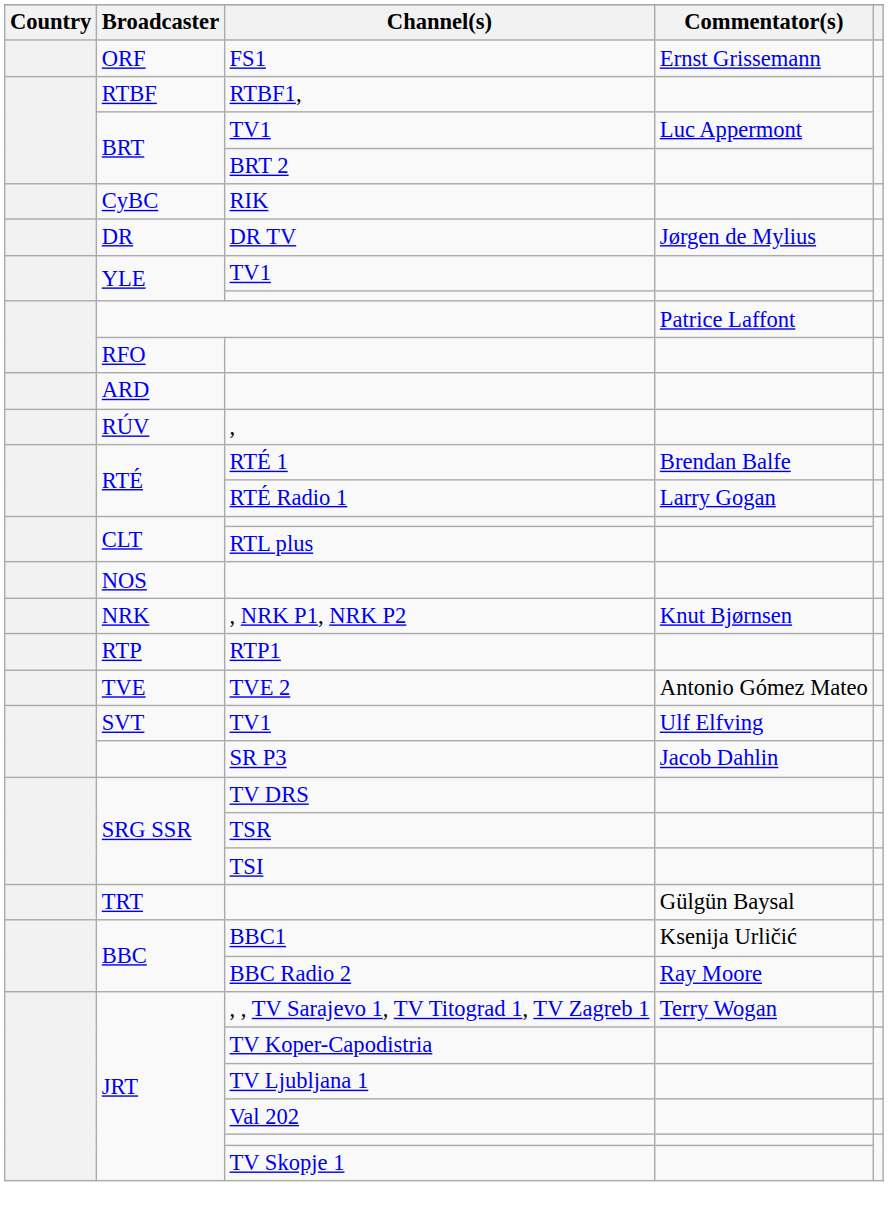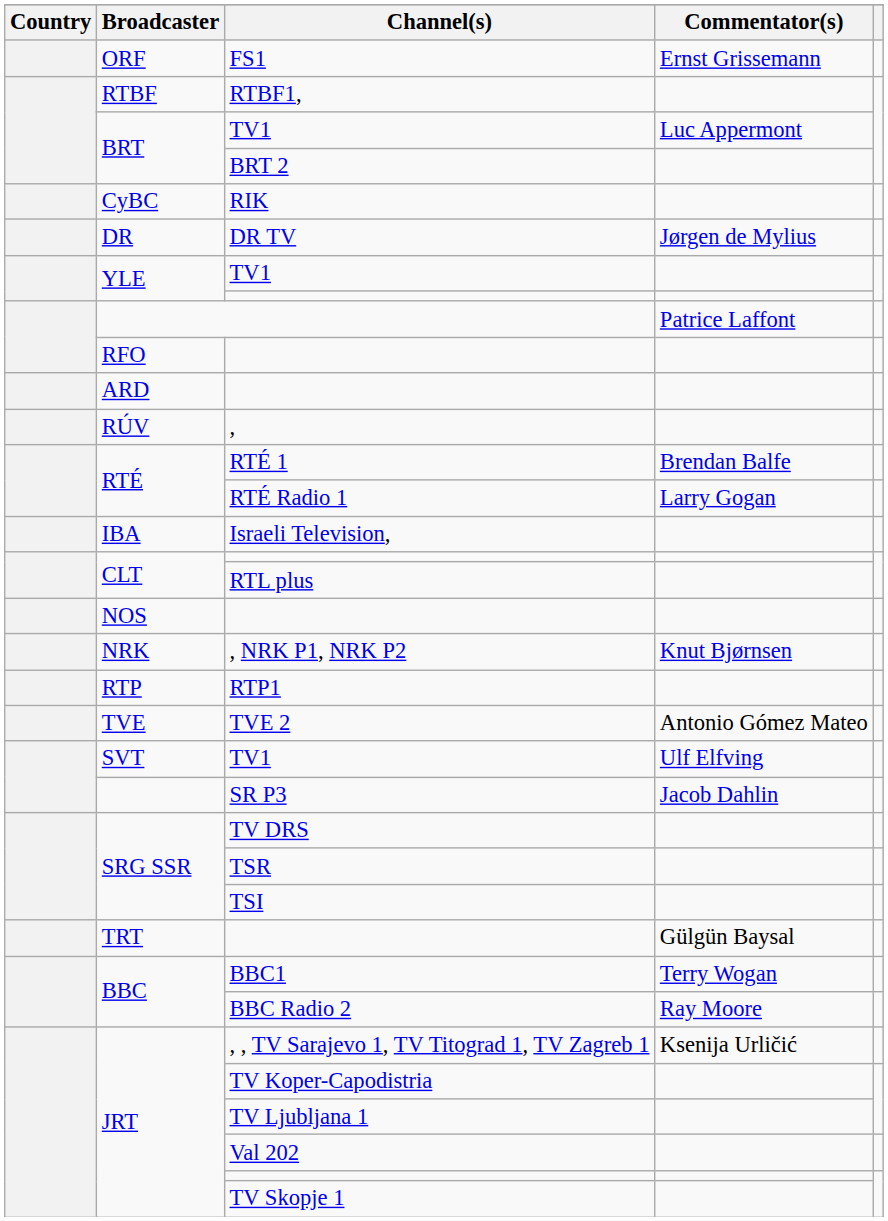+ row: (121, 533)
(728, 937) Ksenija Urličić -> (718, 973) Terry Wogan
(718, 1009) Terry Wogan -> (728, 1044) Ksenija Urličić
